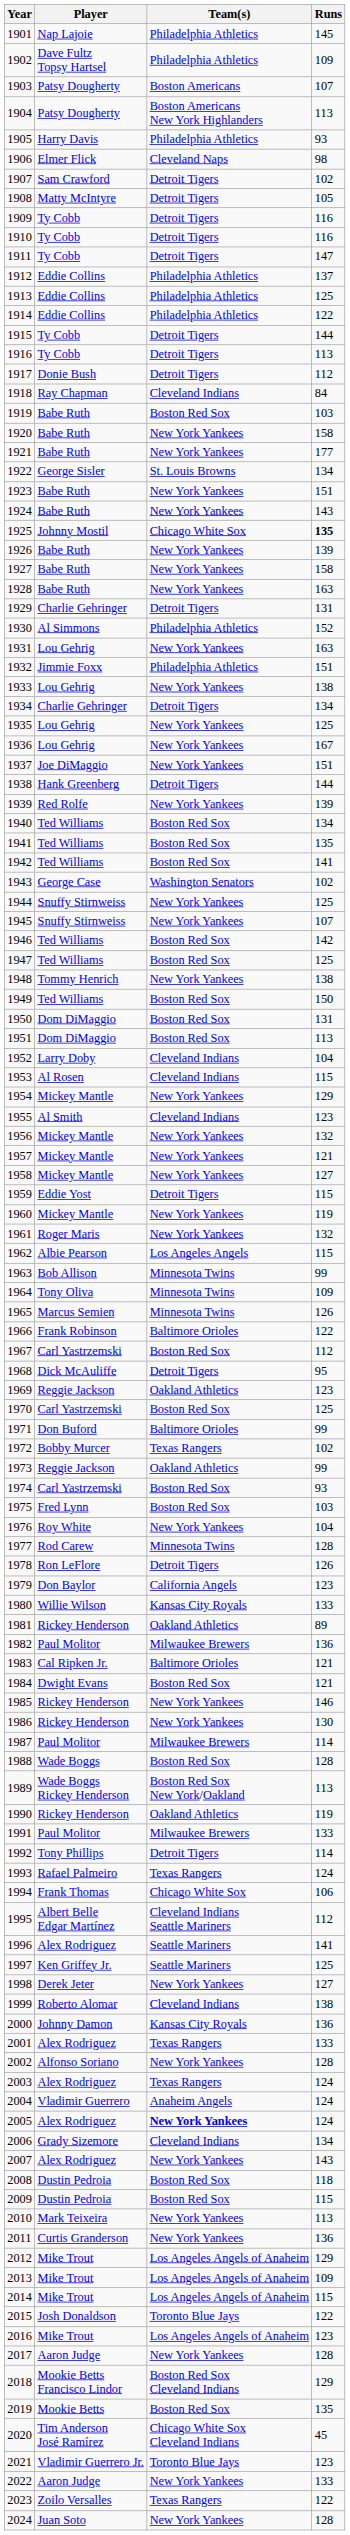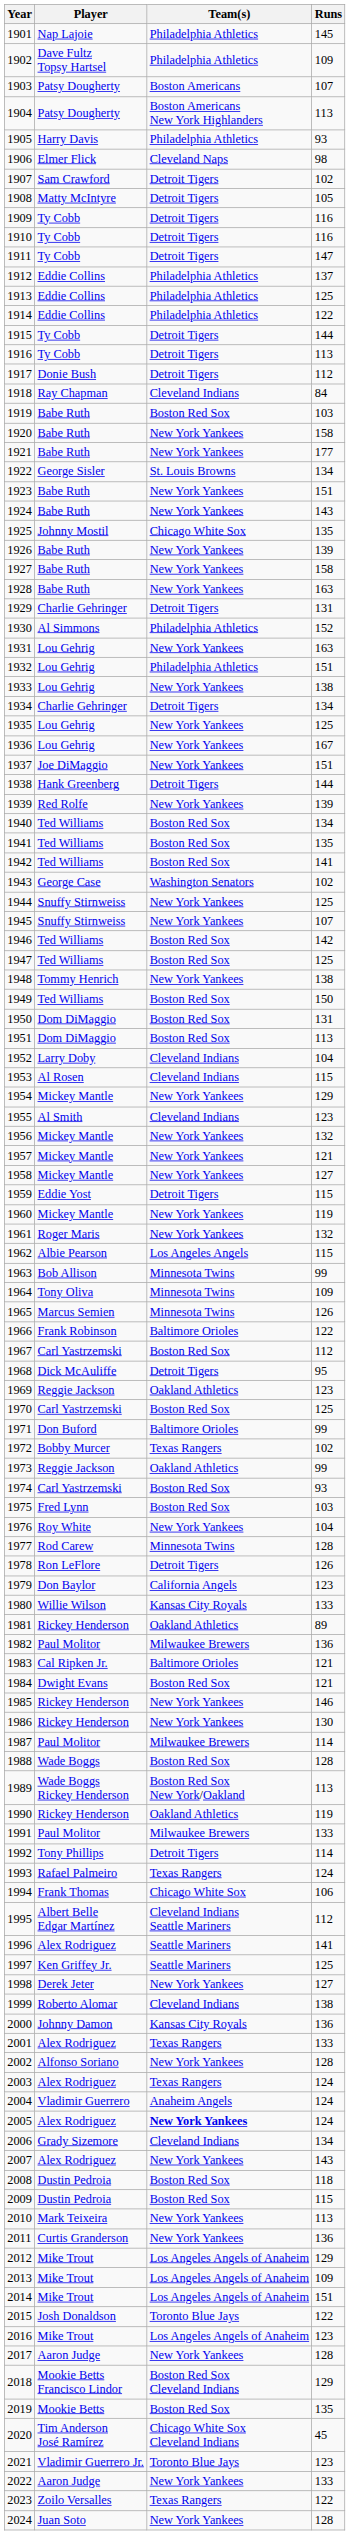(324, 530) bold -> (324, 530) normal
(70, 667) Jimmie Foxx -> (66, 667) Lou Gehrig
(324, 2297) 115 -> (324, 2297) 151
